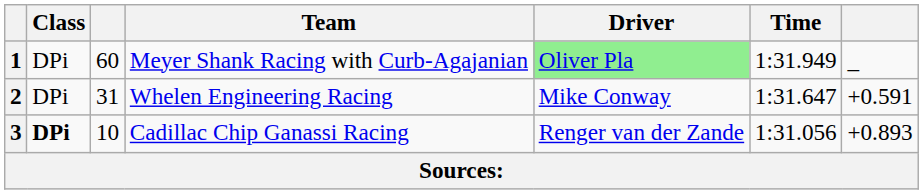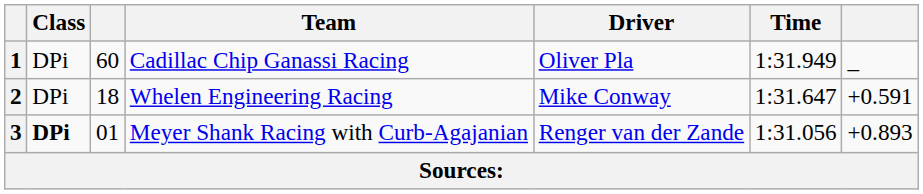(329, 59) Meyer Shank Racing with Curb-Agajanian -> (269, 59) Cadillac Chip Ganassi Racing
(586, 59) lightgreen background -> (586, 59) no background
(108, 96) 31 -> (108, 96) 18
(108, 133) 10 -> (108, 133) 01
(269, 133) Cadillac Chip Ganassi Racing -> (329, 133) Meyer Shank Racing with Curb-Agajanian
